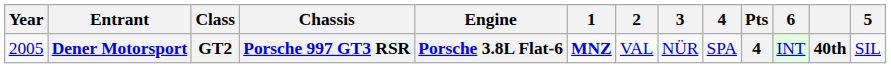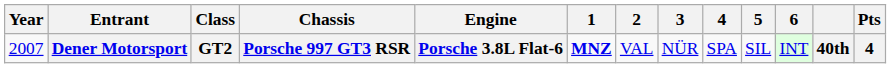columns swapped: (868, 19) <-> (757, 19)
(26, 47) 2005 -> (26, 47) 2007
